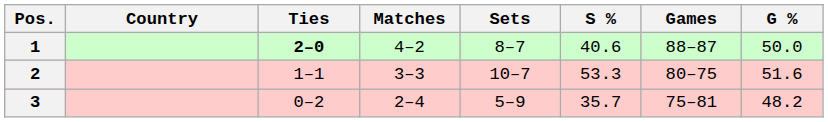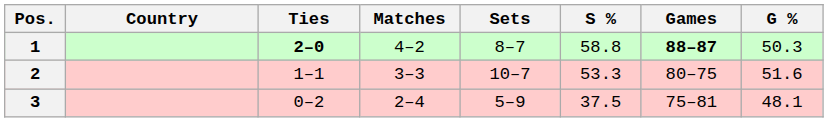(601, 47) 40.6 -> (601, 47) 58.8
(691, 47) normal -> (691, 47) bold
(782, 47) 50.0 -> (782, 47) 50.3
(601, 103) 35.7 -> (601, 103) 37.5
(782, 103) 48.2 -> (782, 103) 48.1
